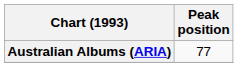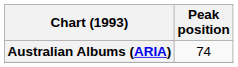(204, 51) 77 -> (204, 51) 74
